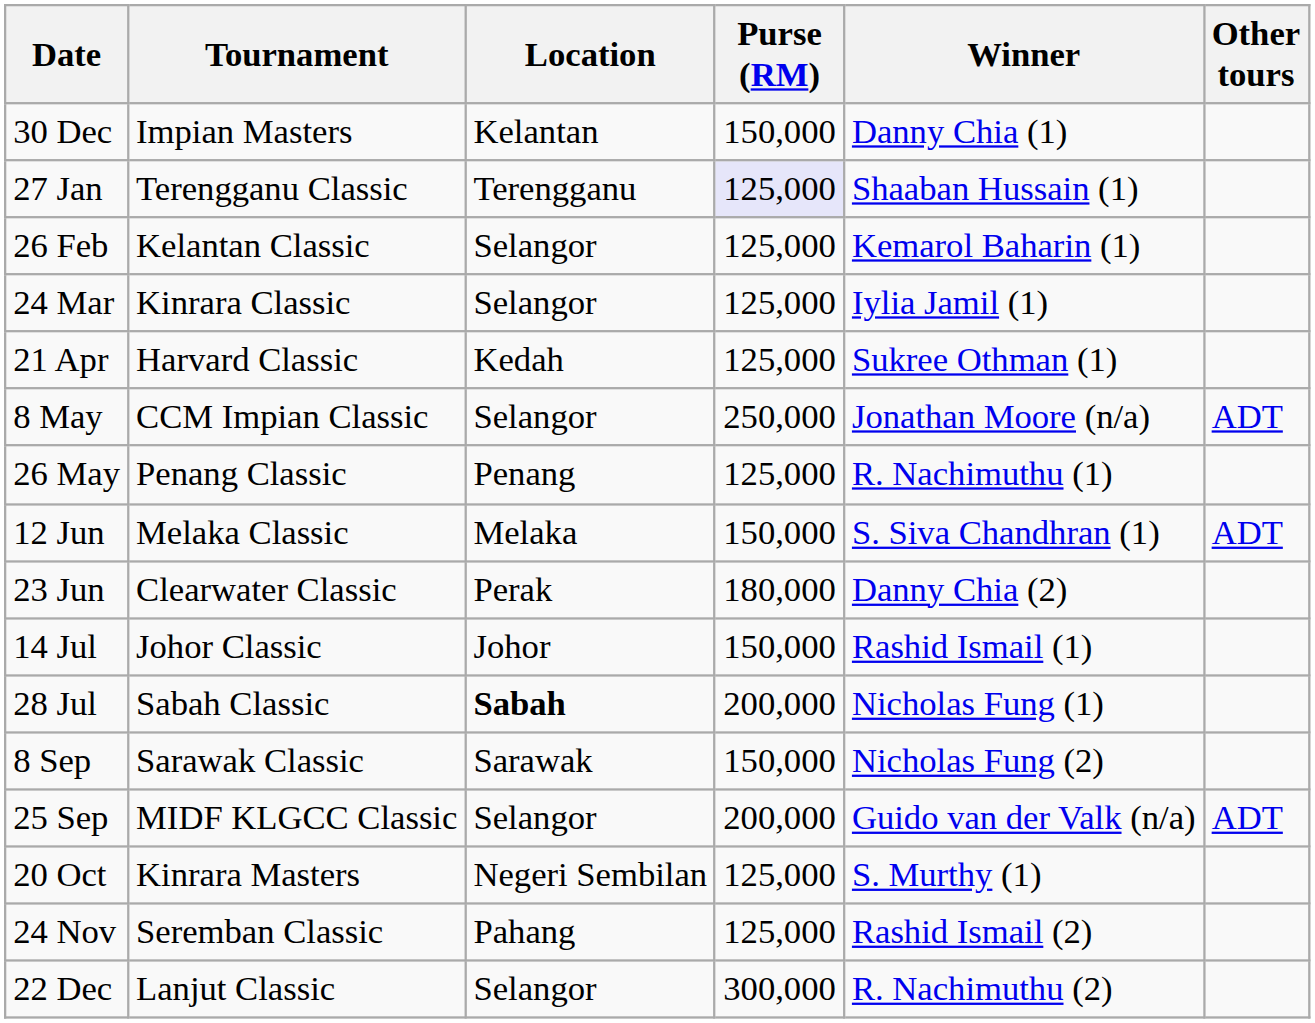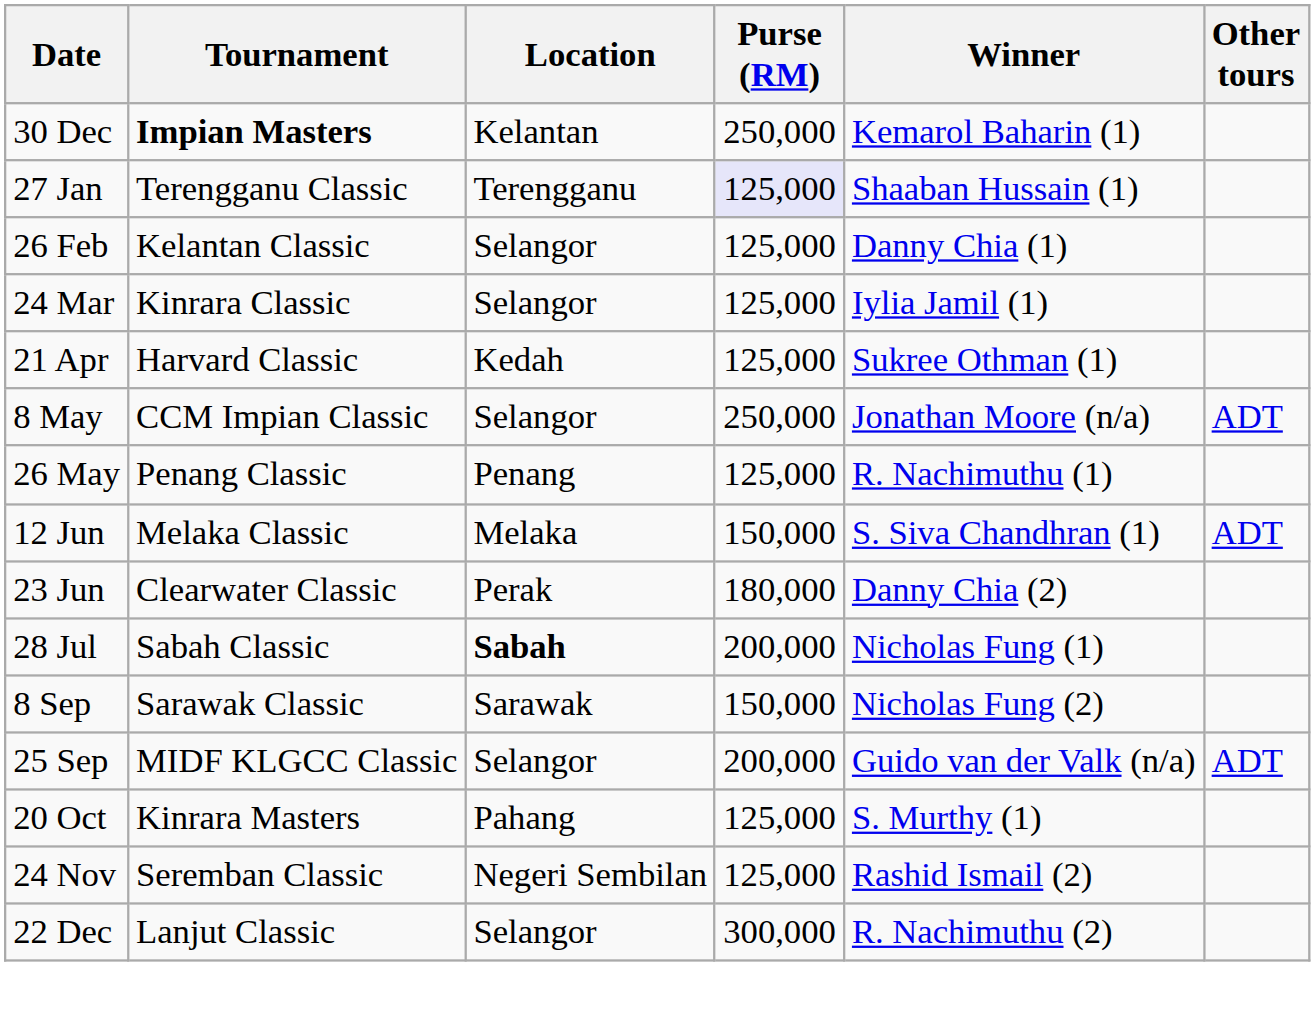(244, 131) normal -> (254, 131) bold
(780, 131) 150,000 -> (780, 131) 250,000
(960, 131) Danny Chia (1) -> (996, 131) Kemarol Baharin (1)
(996, 245) Kemarol Baharin (1) -> (960, 245) Danny Chia (1)
- row: (55, 645)
(590, 874) Negeri Sembilan -> (524, 817) Pahang
(524, 931) Pahang -> (590, 874) Negeri Sembilan
